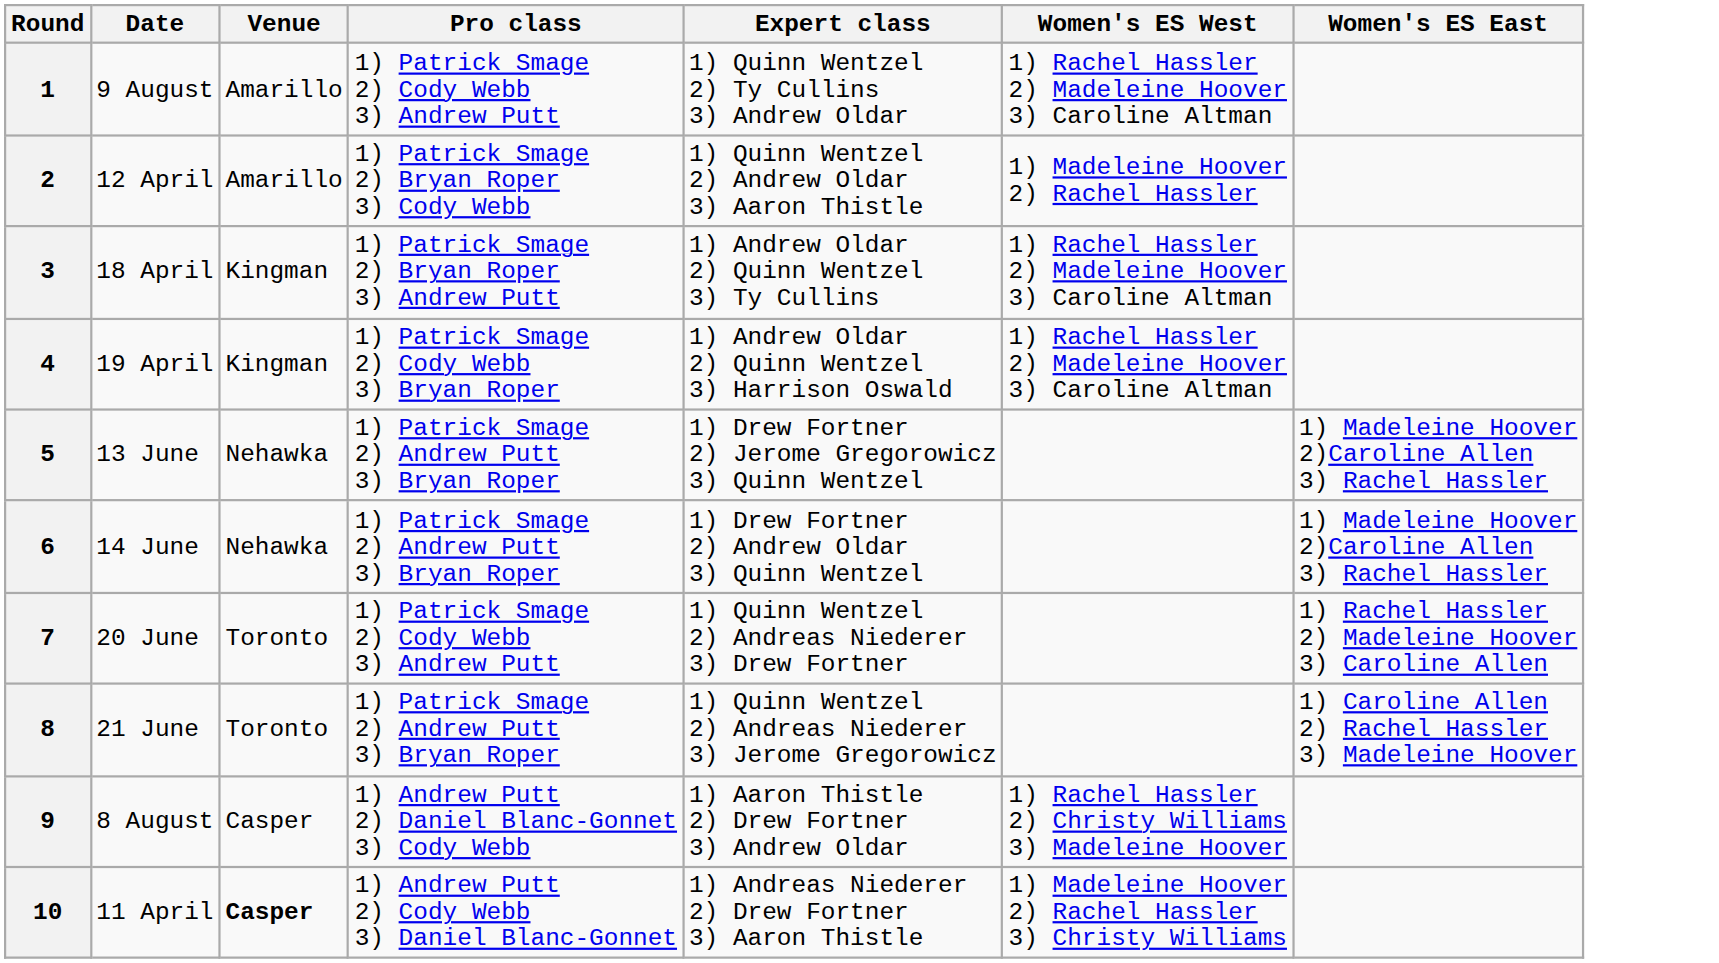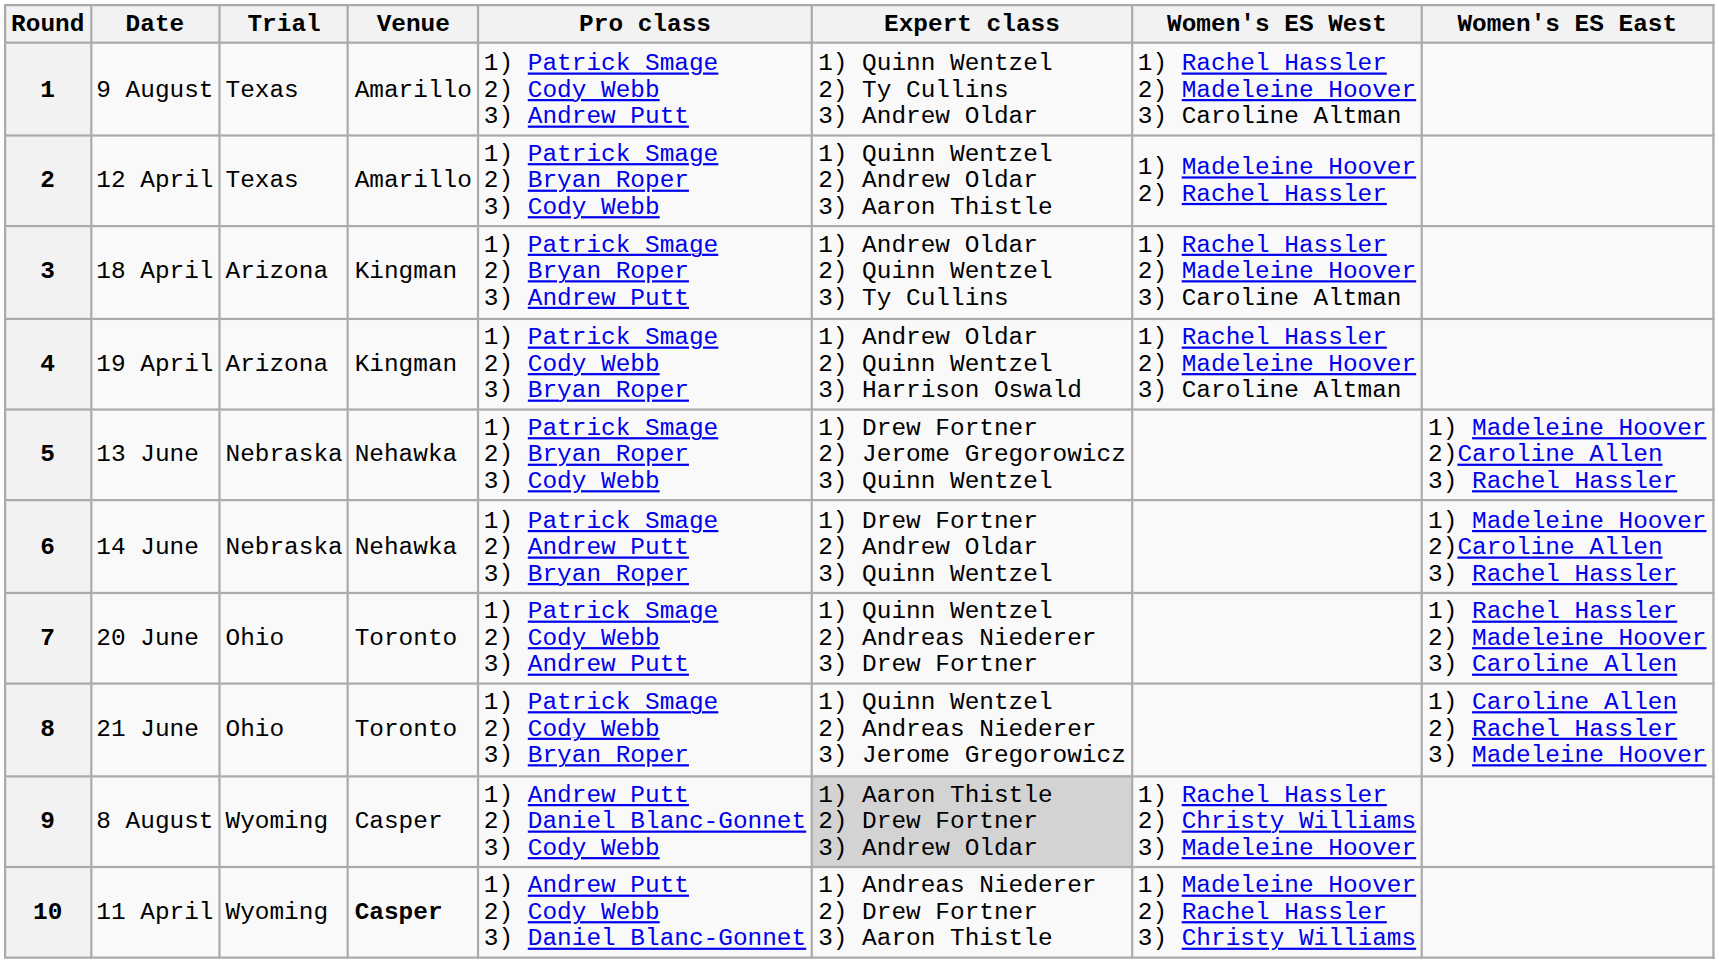+ column: (284, 24)
(472, 455) 1) Patrick Smage 2) Andrew Putt 3) Bryan Roper -> (601, 455) 1) Patrick Smage 2) Bryan Roper 3) Cody Webb
(472, 730) 1) Patrick Smage 2) Andrew Putt 3) Bryan Roper -> (601, 730) 1) Patrick Smage 2) Cody Webb 3) Bryan Roper
(806, 821) no background -> (935, 821) lightgrey background
